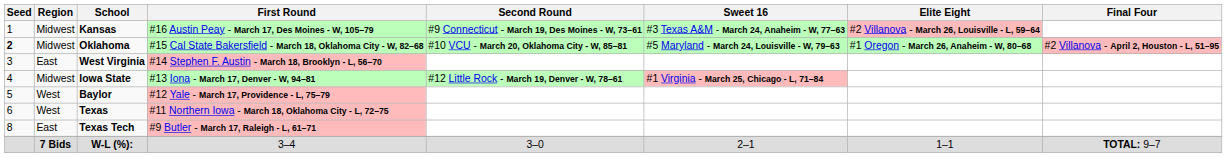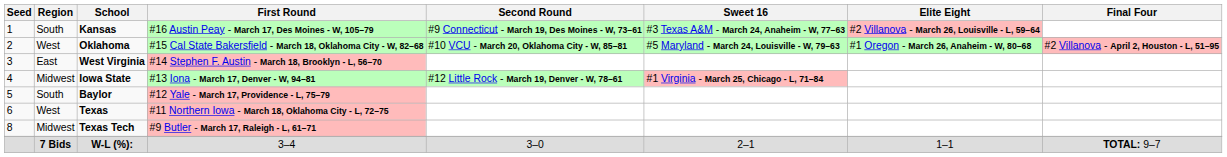(55, 29) Midwest -> (50, 29) South
(10, 45) bold -> (10, 45) normal
(55, 45) Midwest -> (48, 45) West
(48, 95) West -> (50, 95) South
(47, 128) East -> (55, 128) Midwest
